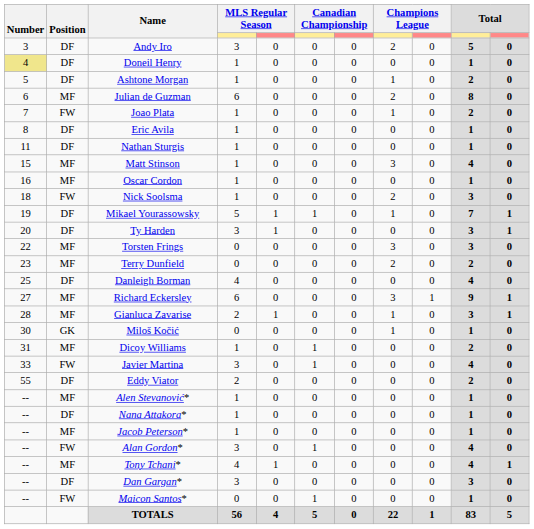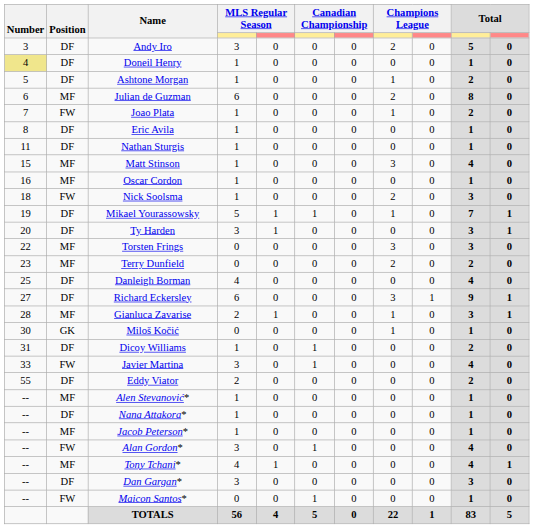(67, 297) MF -> (67, 297) DF
(67, 347) MF -> (67, 347) DF
